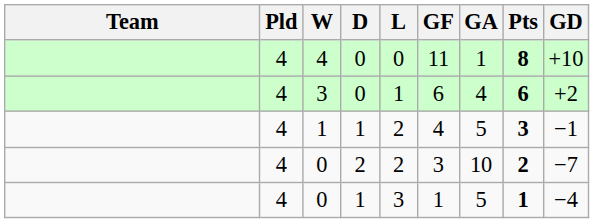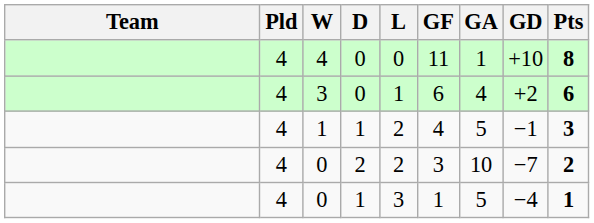columns swapped: (566, 22) <-> (523, 22)
